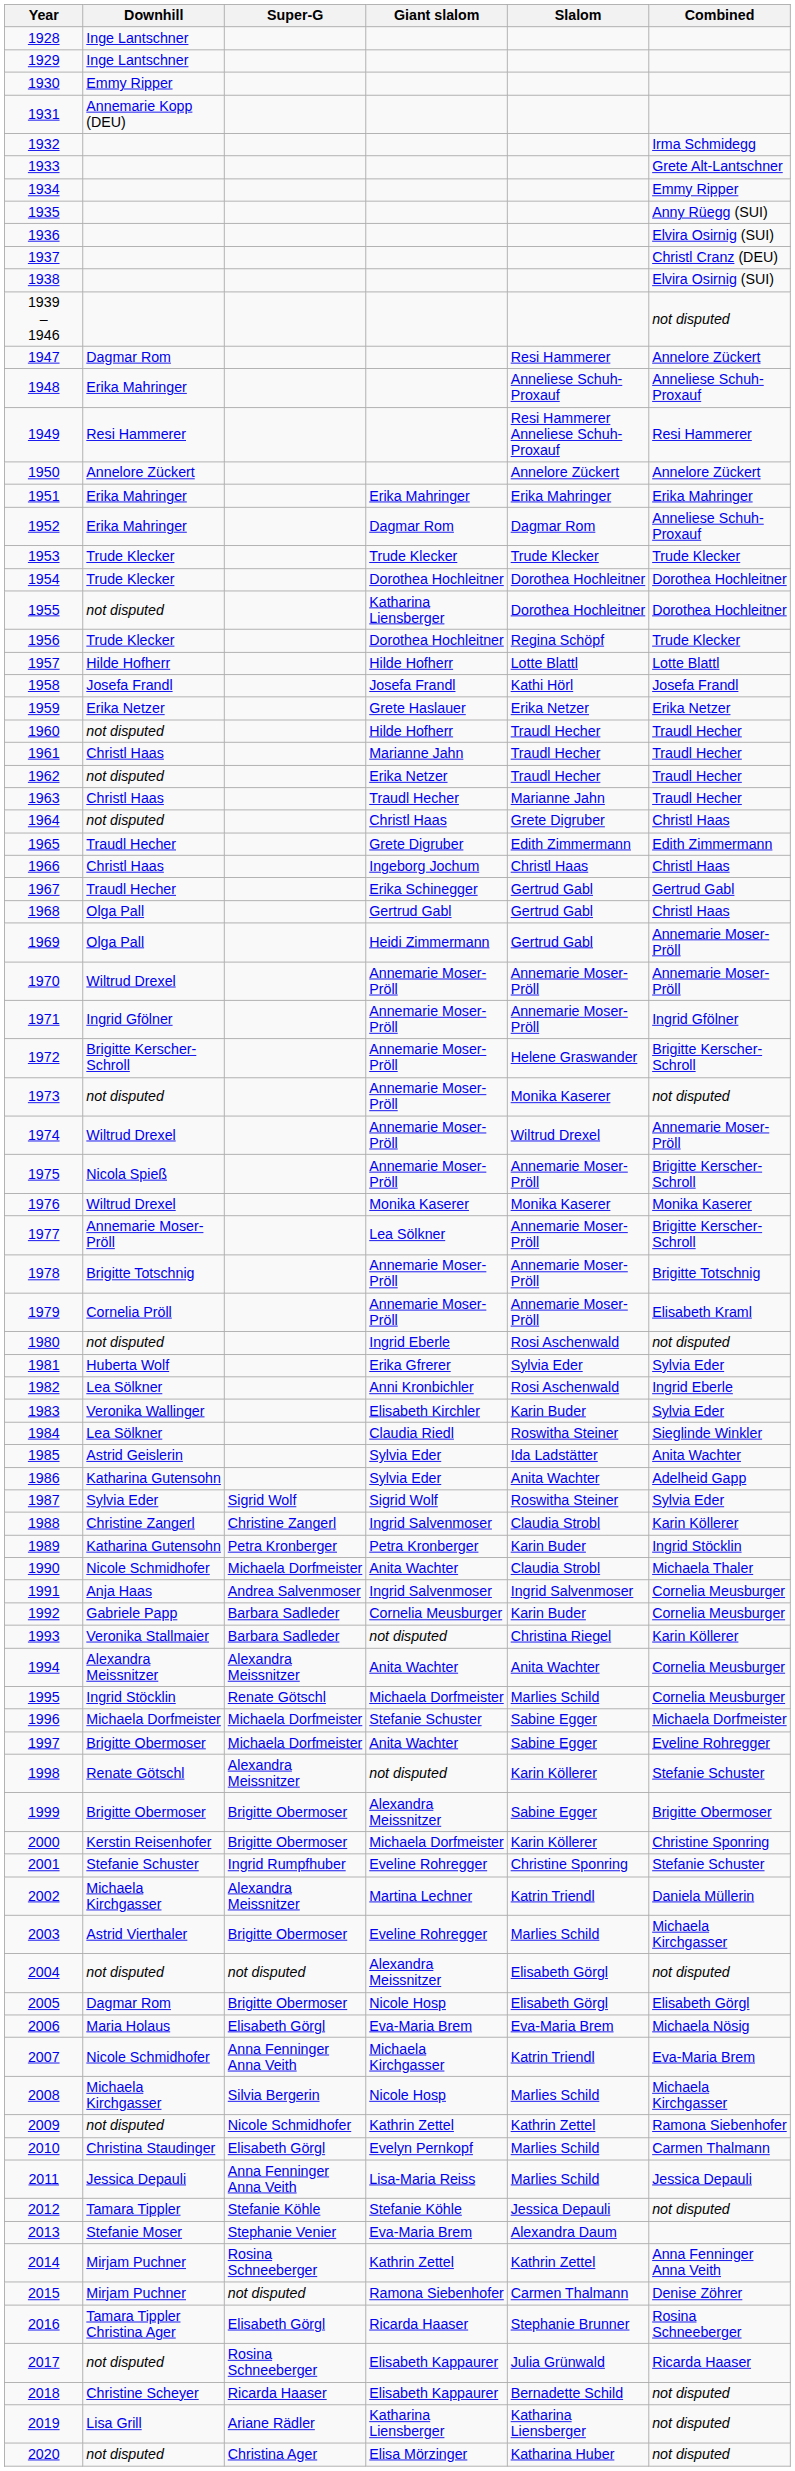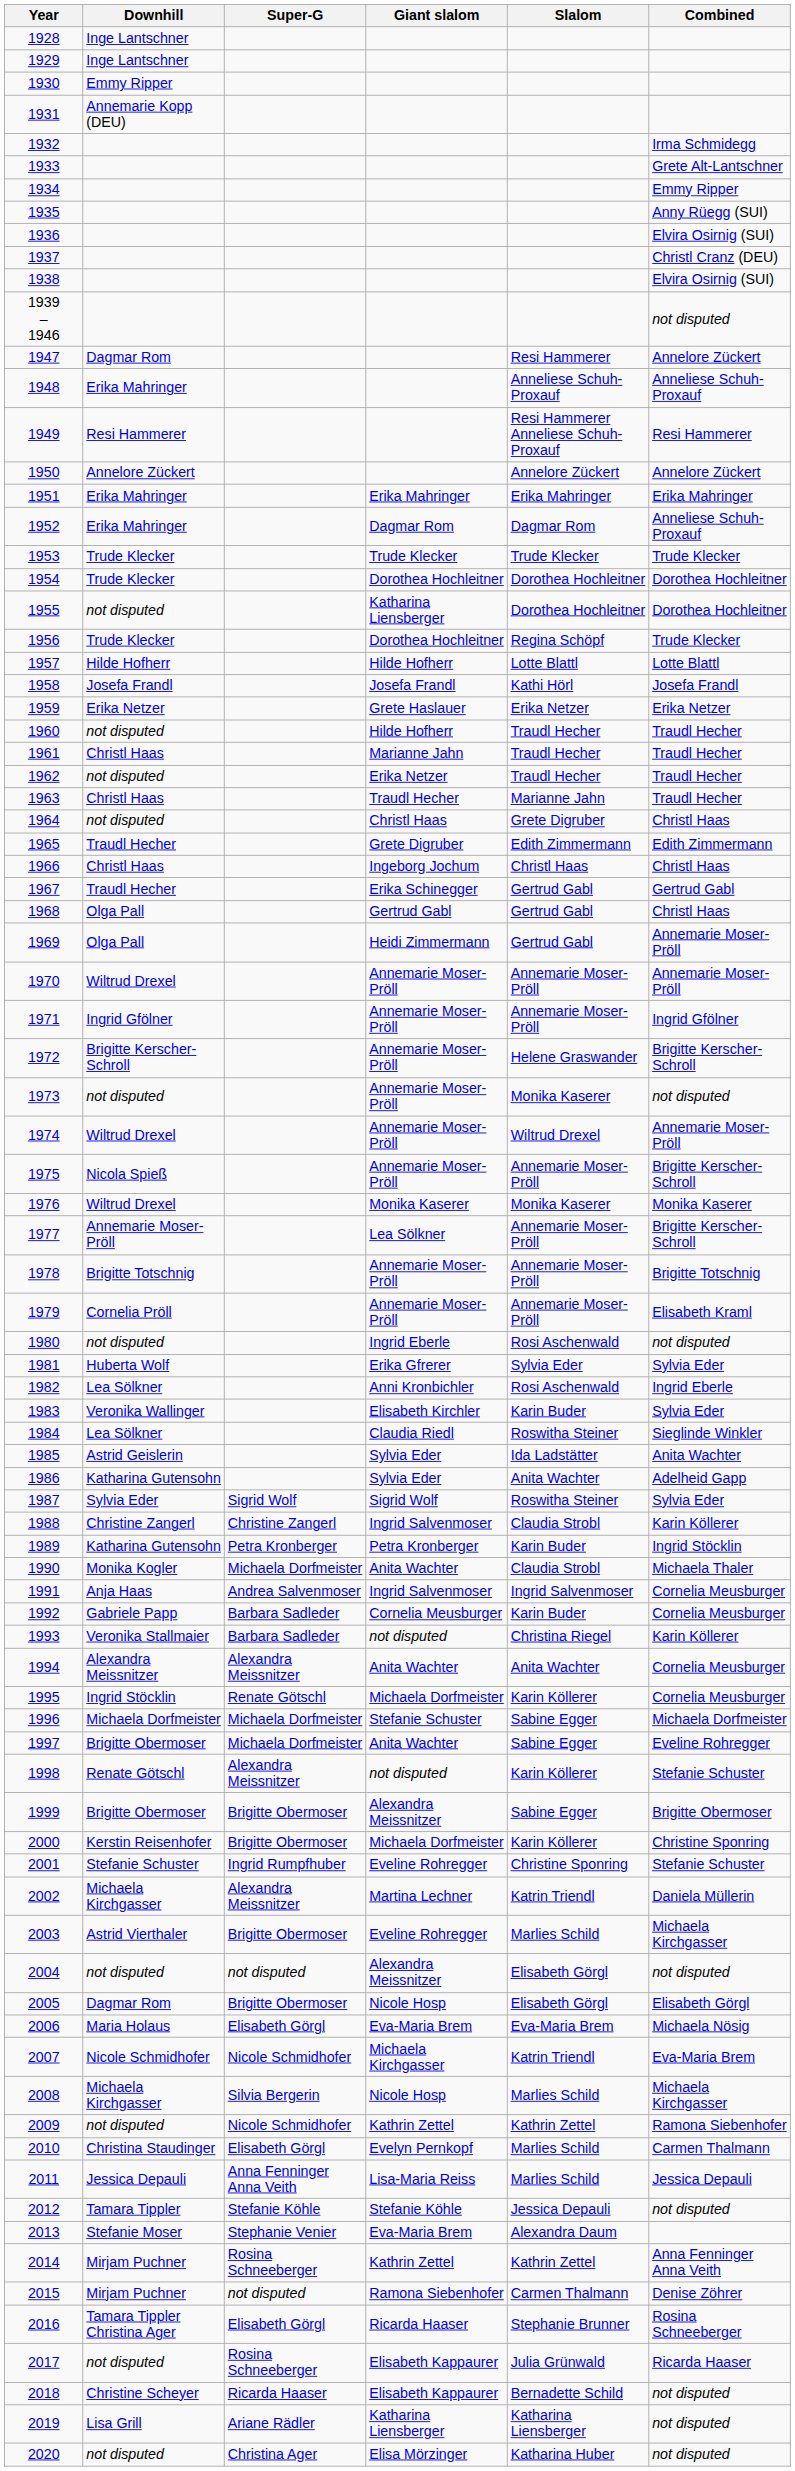(148, 1568) Nicole Schmidhofer -> (132, 1568) Monika Kogler
(555, 1697) Marlies Schild -> (554, 1697) Karin Köllerer
(278, 2056) Anna Fenninger Anna Veith -> (290, 2056) Nicole Schmidhofer
